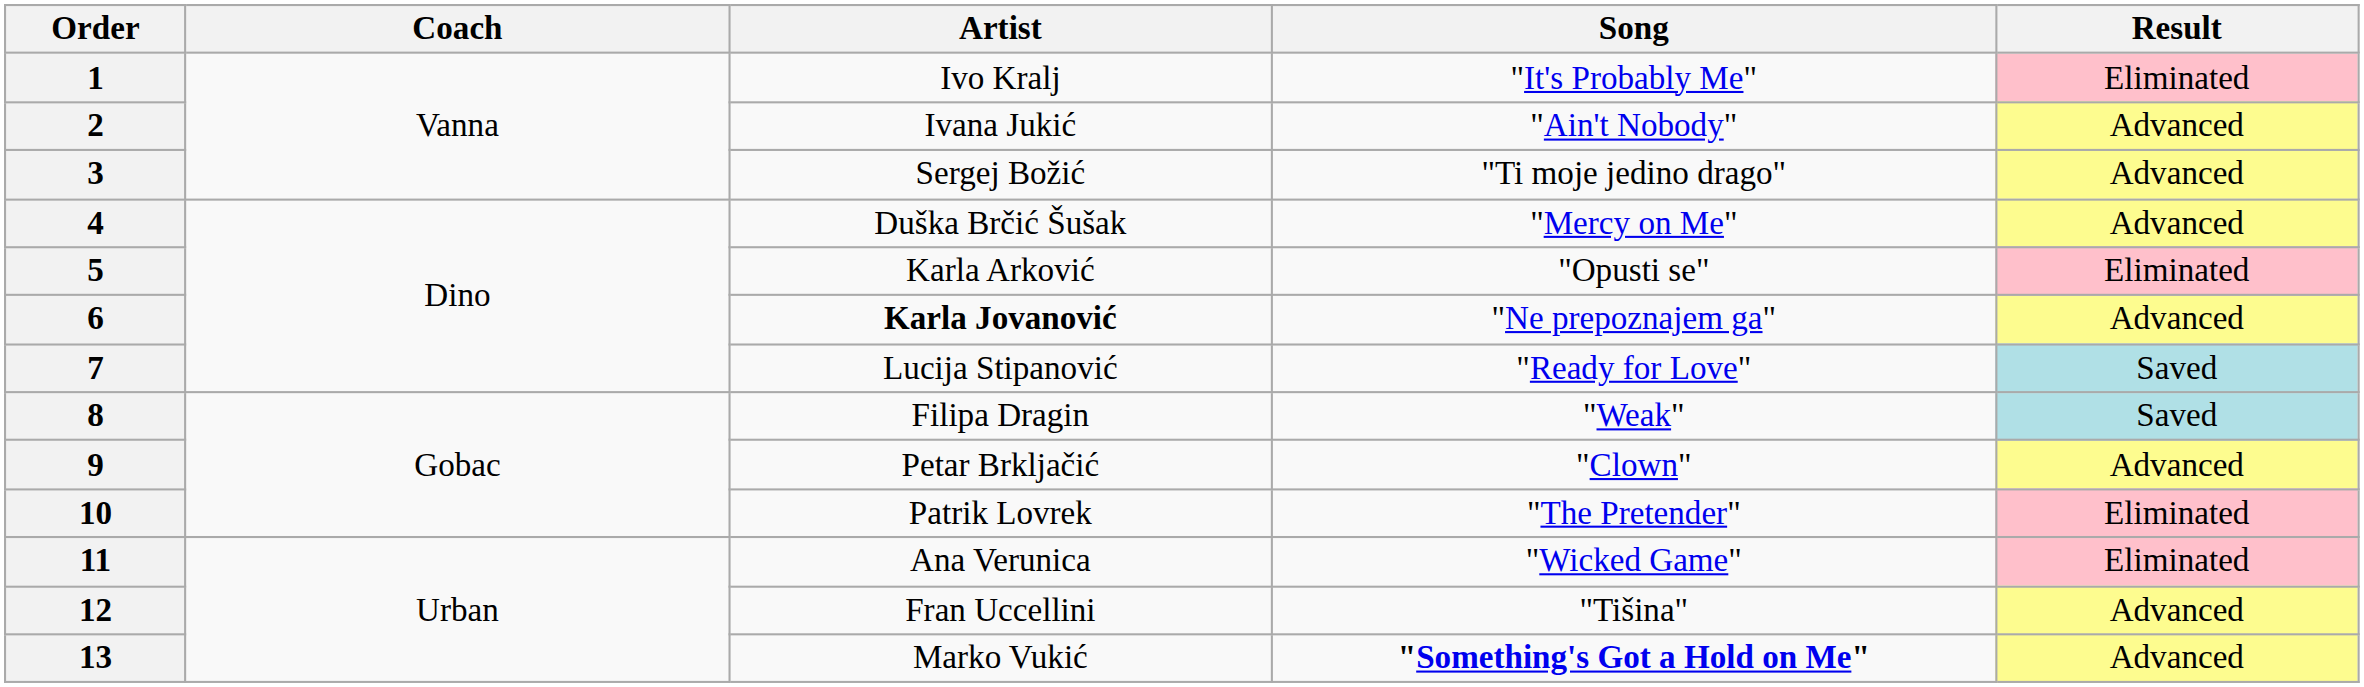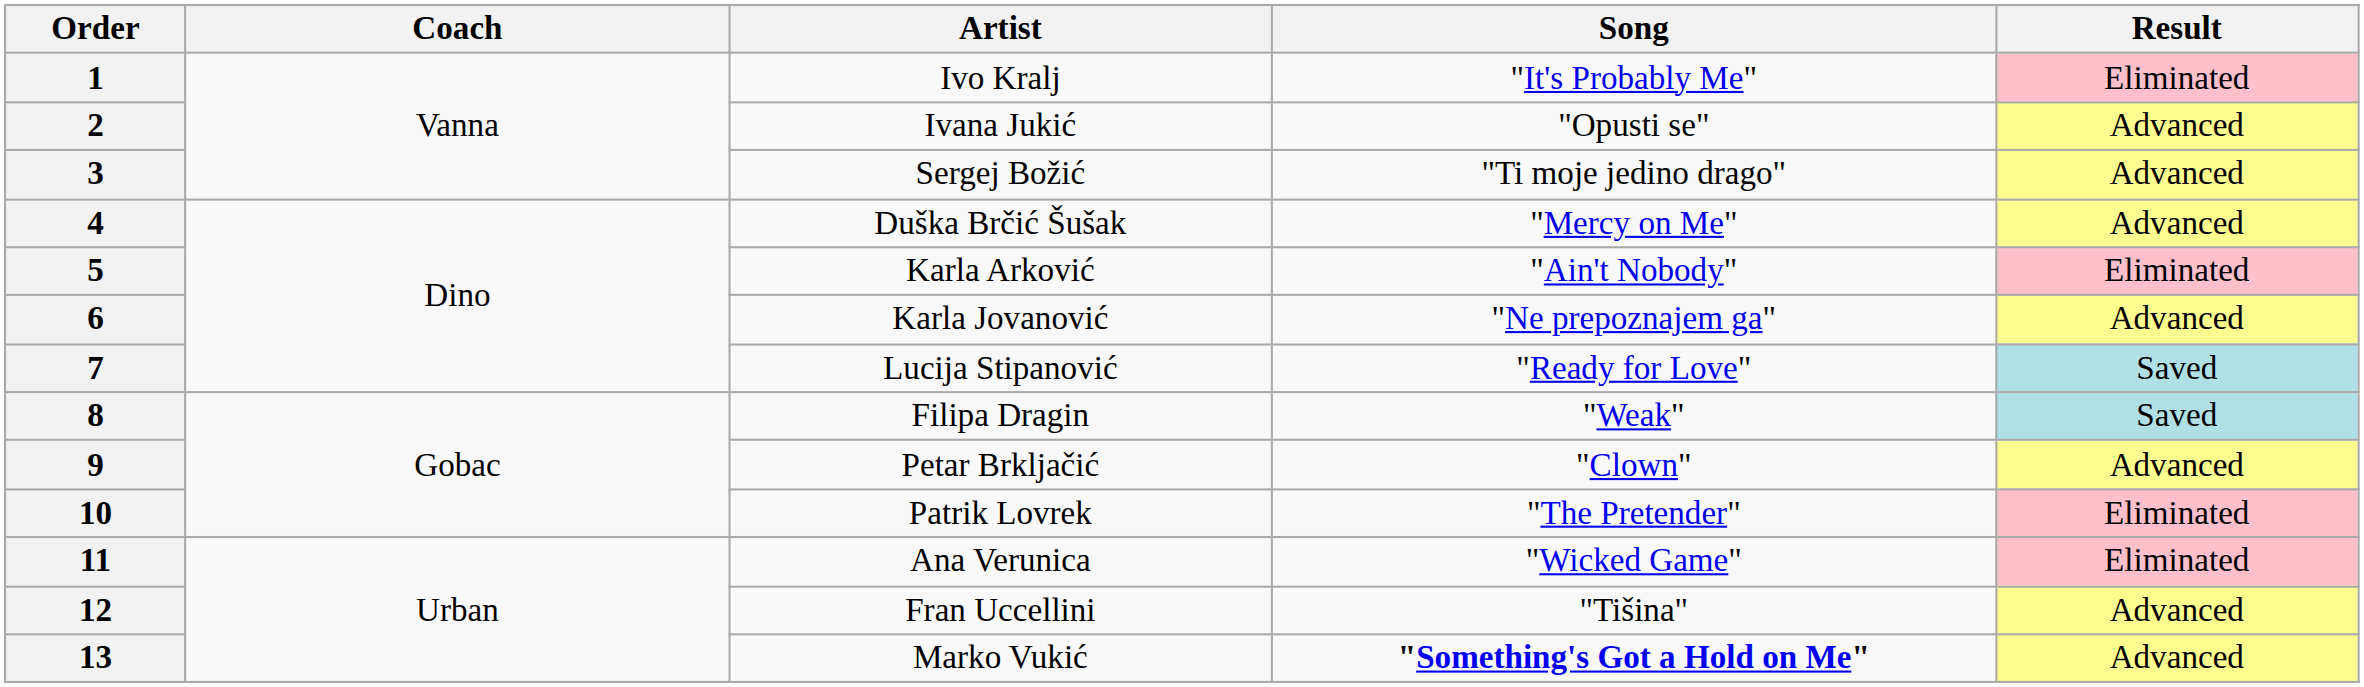(1634, 125) "Ain't Nobody" -> (1634, 125) "Opusti se"
(1634, 270) "Opusti se" -> (1634, 270) "Ain't Nobody"
(1000, 319) bold -> (1000, 319) normal
